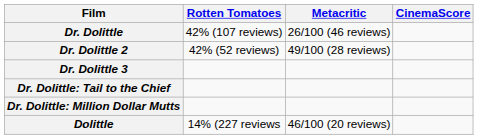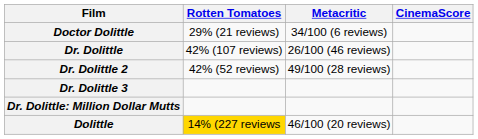+ row: (94, 32)
- row: (94, 87)
(234, 124) no background -> (234, 124) gold background
